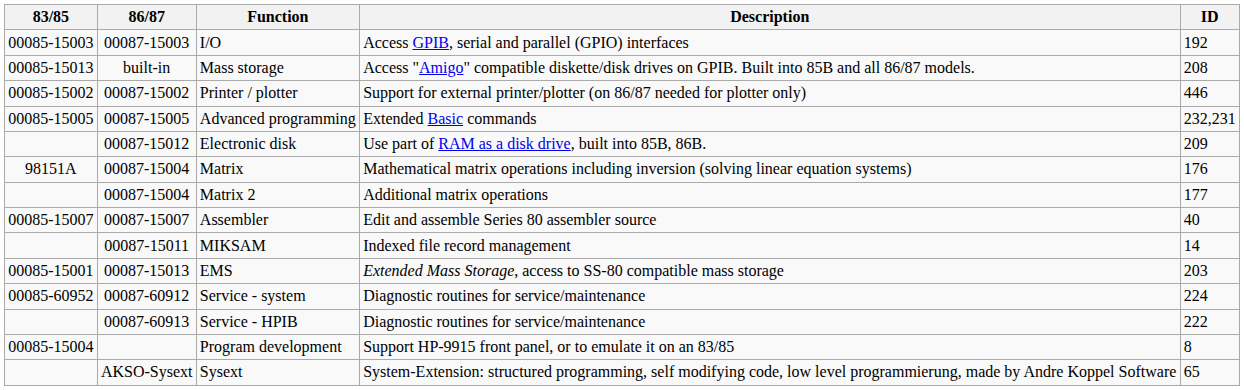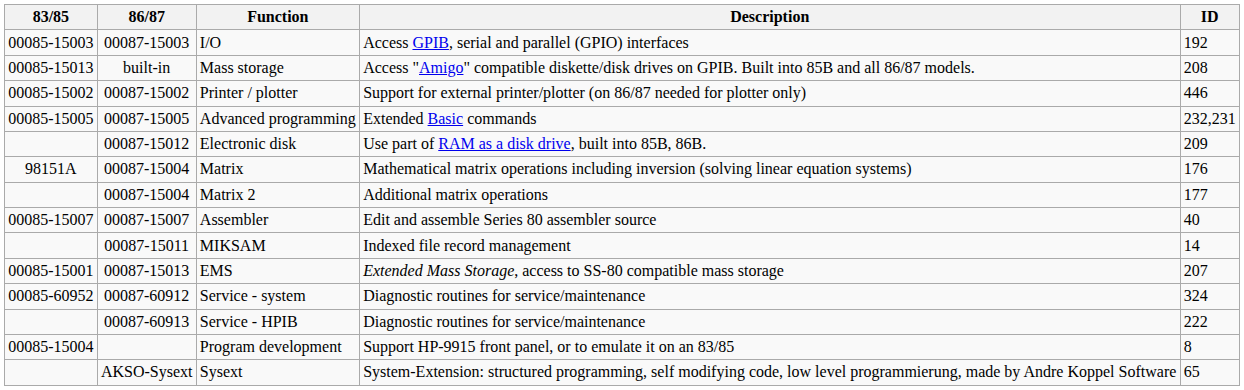(1196, 270) 203 -> (1196, 270) 207
(1196, 296) 224 -> (1196, 296) 324
